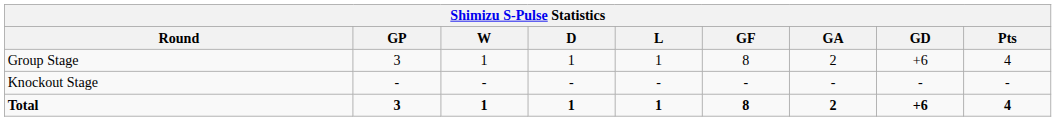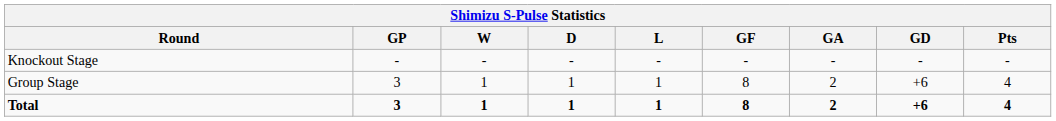rows swapped: (43, 60) <-> (53, 82)
